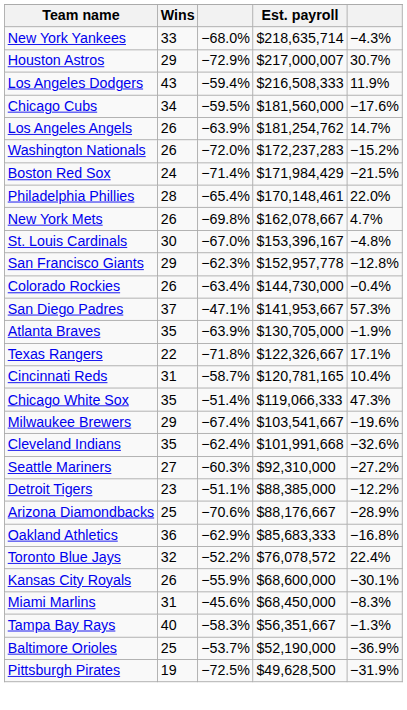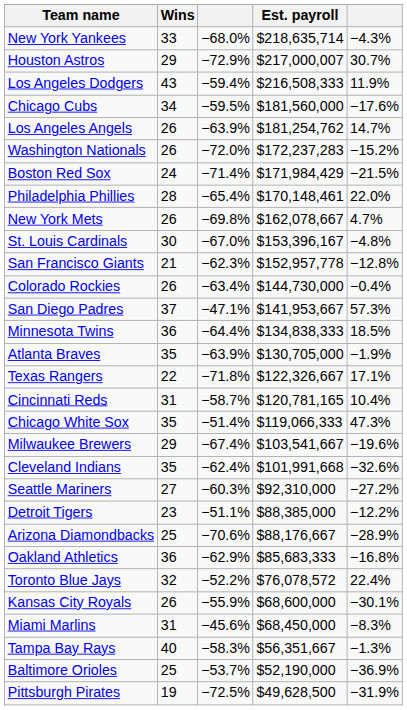(169, 264) 29 -> (169, 264) 21
+ row: (61, 331)
